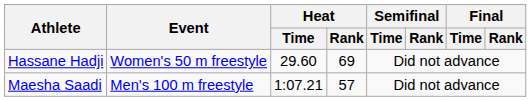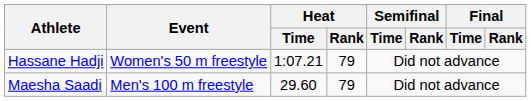(298, 62) 29.60 -> (298, 62) 1:07.21
(347, 62) 69 -> (347, 62) 79
(298, 85) 1:07.21 -> (298, 85) 29.60
(347, 85) 57 -> (347, 85) 79
